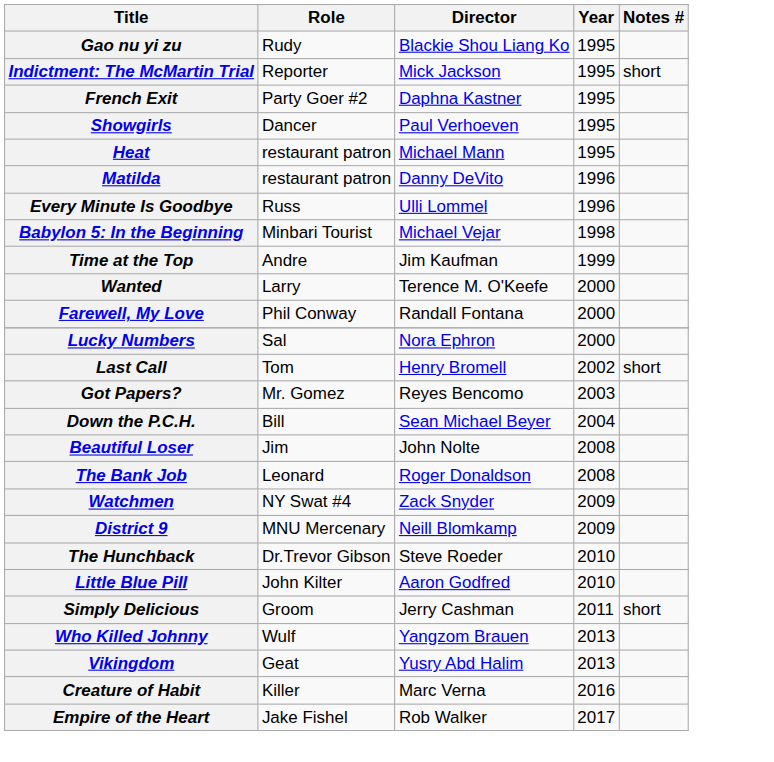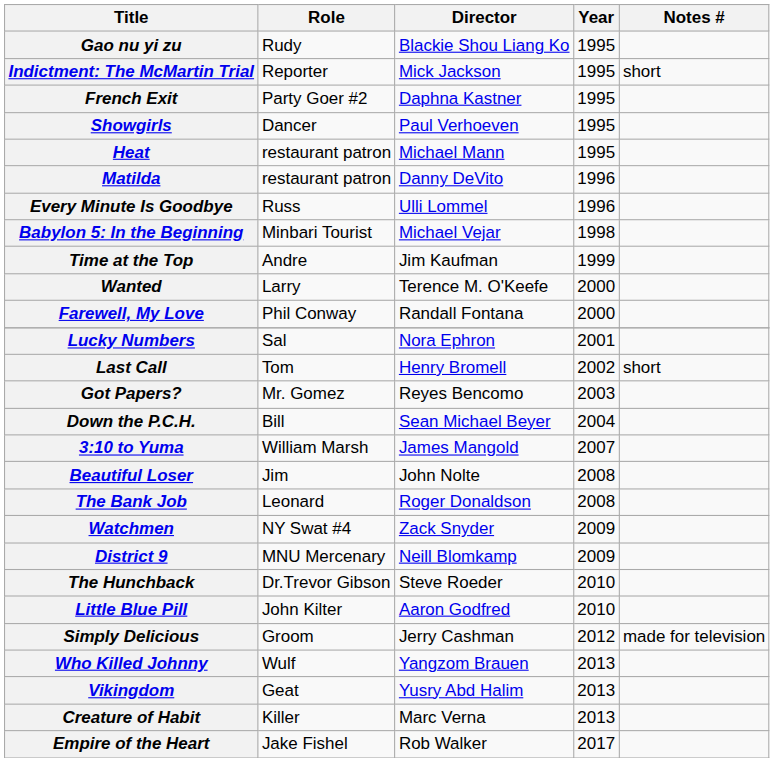(596, 340) 2000 -> (596, 340) 2001
+ row: (131, 448)
(596, 609) 2011 -> (596, 636) 2012
(642, 609) short -> (694, 636) made for television
(596, 690) 2016 -> (596, 717) 2013
